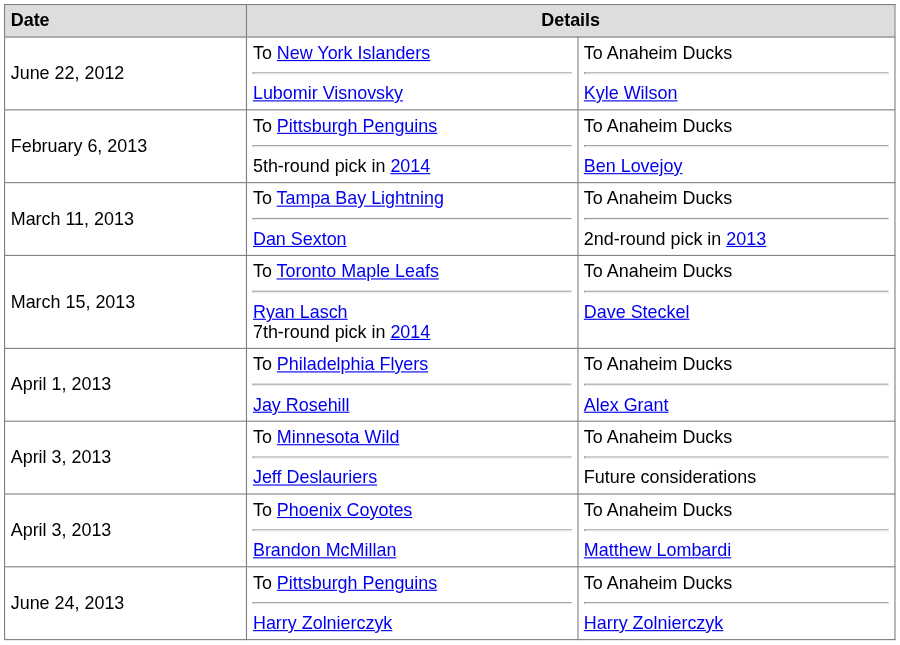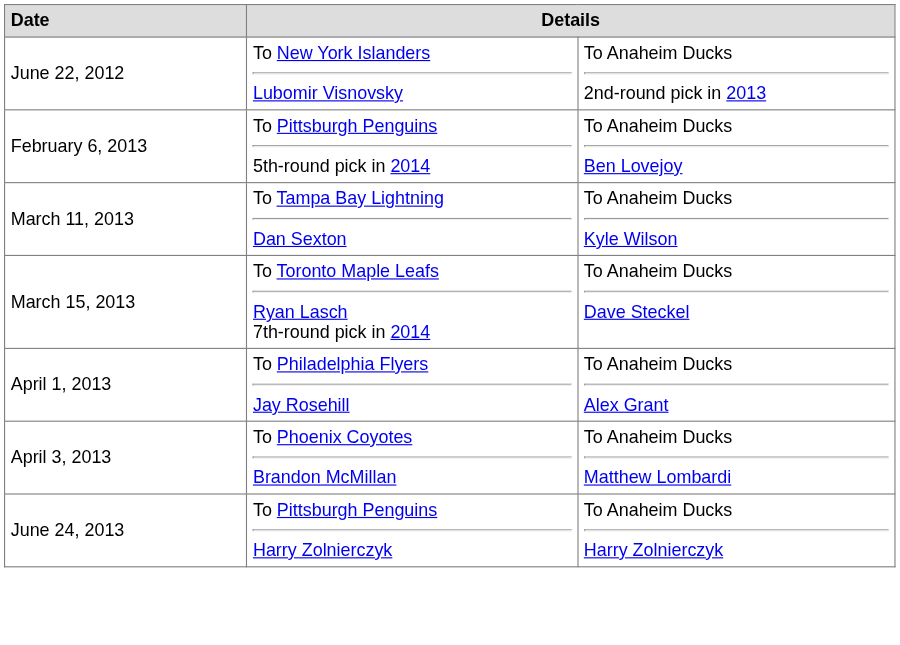(736, 73) To Anaheim Ducks Kyle Wilson -> (736, 73) To Anaheim Ducks 2nd-round pick in 2013
(736, 218) To Anaheim Ducks 2nd-round pick in 2013 -> (736, 218) To Anaheim Ducks Kyle Wilson
- row: (412, 457)
